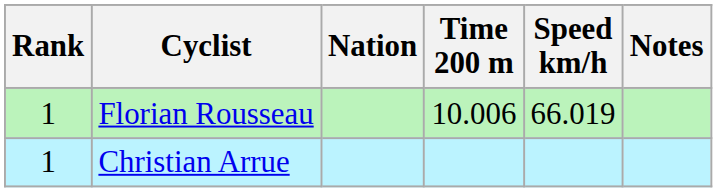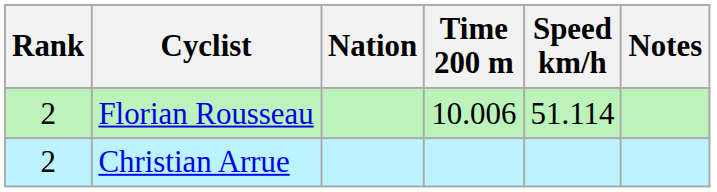(48, 112) 1 -> (48, 112) 2
(573, 112) 66.019 -> (572, 112) 51.114
(48, 161) 1 -> (48, 161) 2
